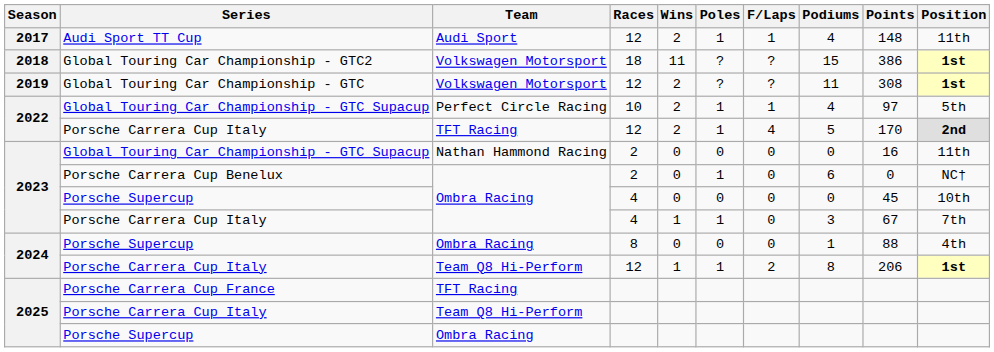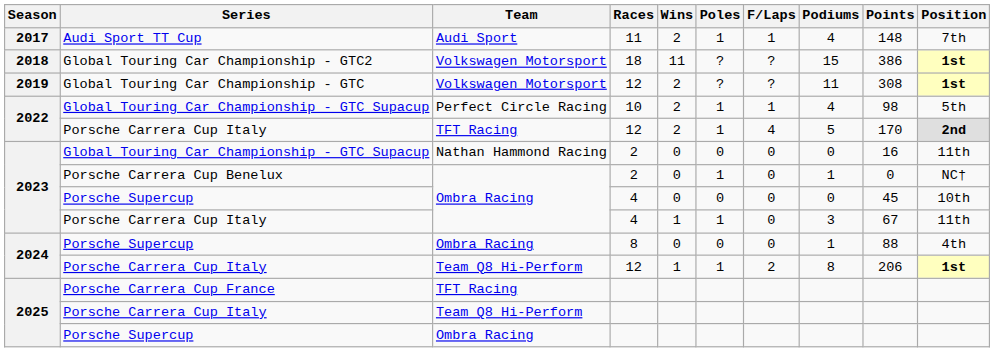(634, 38) 12 -> (634, 38) 11
(954, 38) 11th -> (954, 38) 7th
(890, 107) 97 -> (890, 107) 98
(831, 175) 6 -> (831, 175) 1
(954, 221) 7th -> (954, 221) 11th
